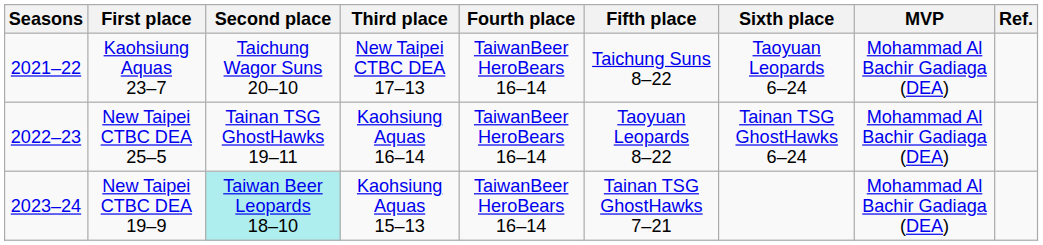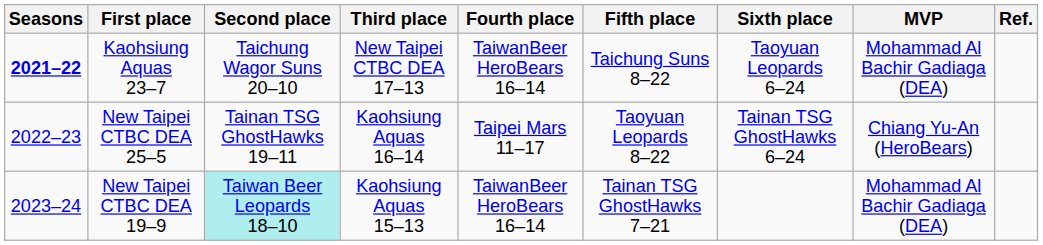(46, 68) normal -> (46, 68) bold
(521, 137) TaiwanBeer HeroBears 16–14 -> (520, 137) Taipei Mars 11–17
(925, 137) Mohammad Al Bachir Gadiaga (DEA) -> (924, 137) Chiang Yu-An (HeroBears)
